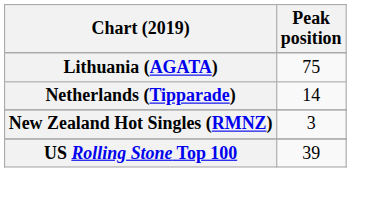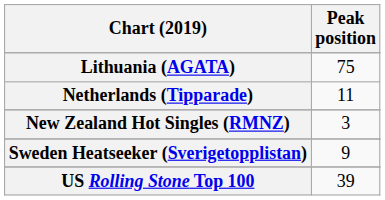(311, 95) 14 -> (346, 95) 11
+ row: (158, 152)
